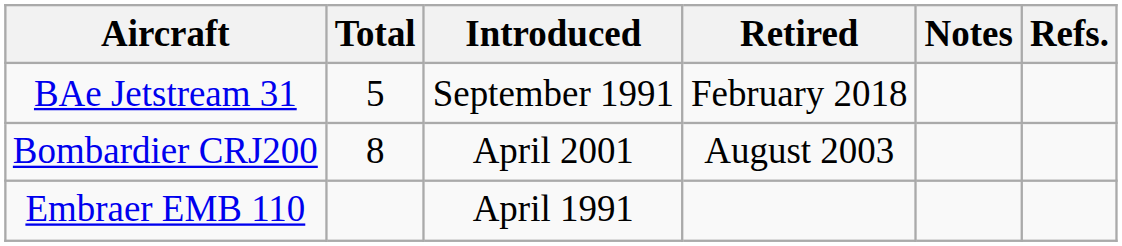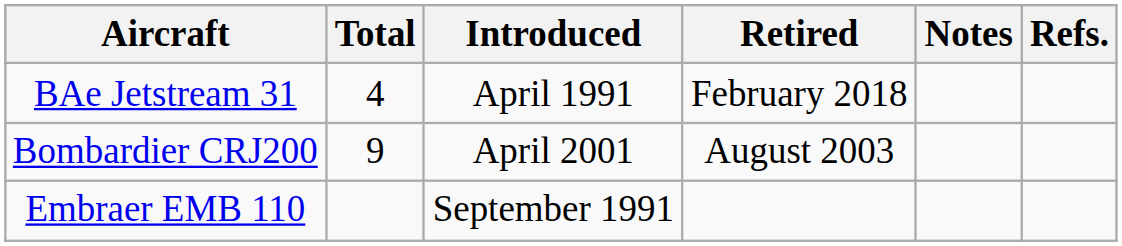(375, 92) 5 -> (375, 92) 4
(553, 92) September 1991 -> (553, 92) April 1991
(375, 151) 8 -> (375, 151) 9
(553, 209) April 1991 -> (553, 209) September 1991
